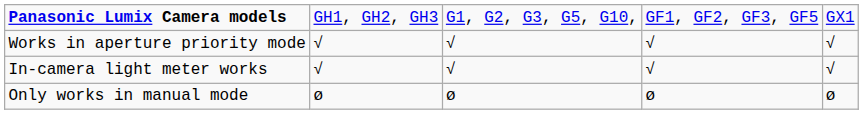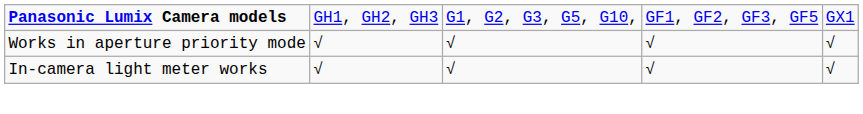- row: (128, 96)
